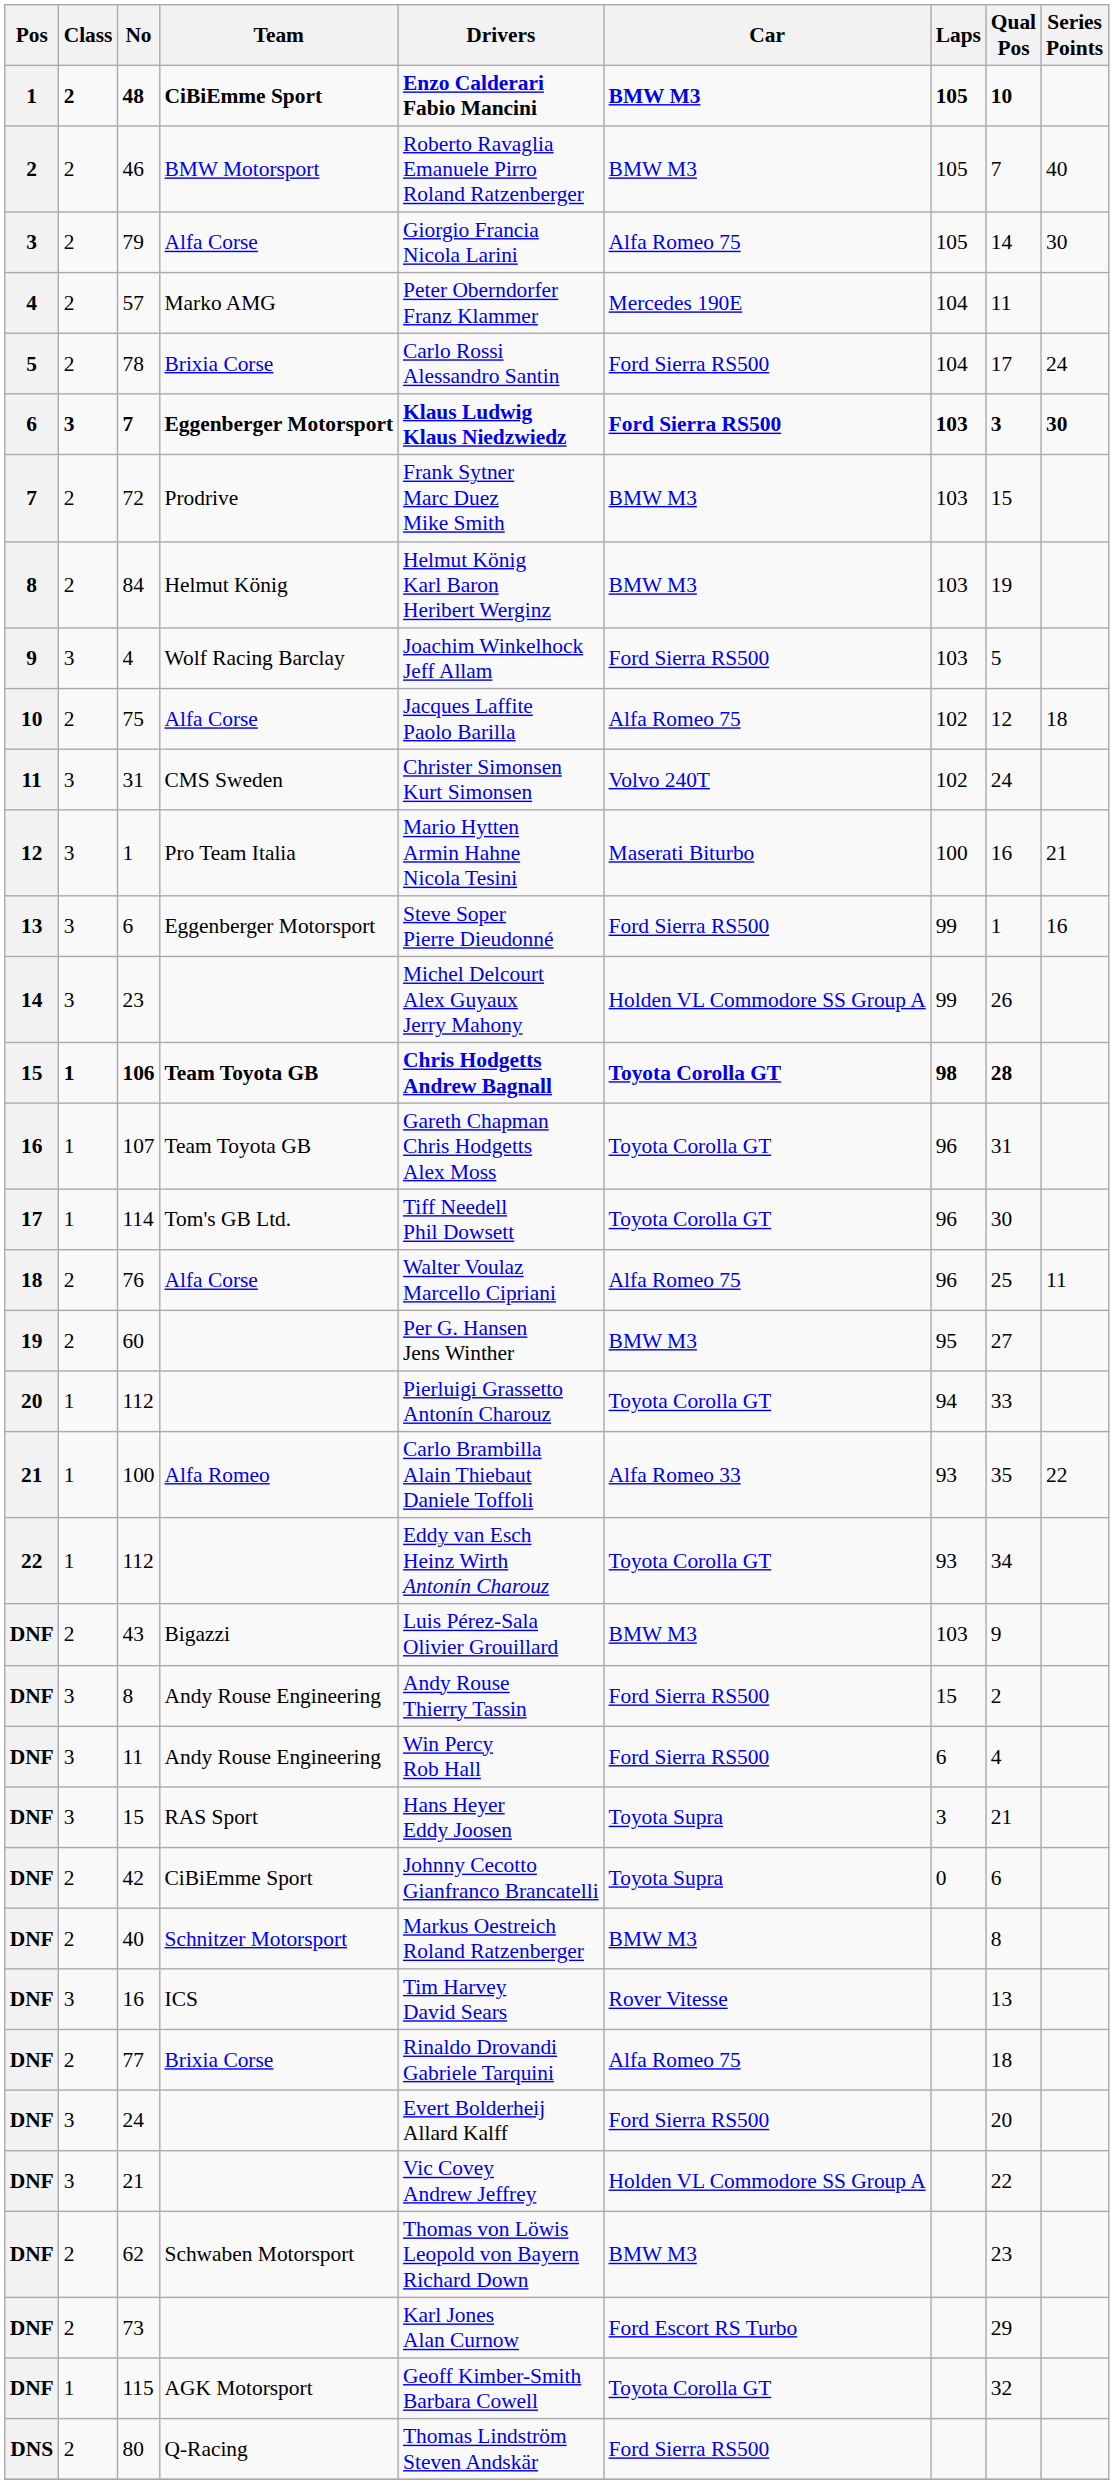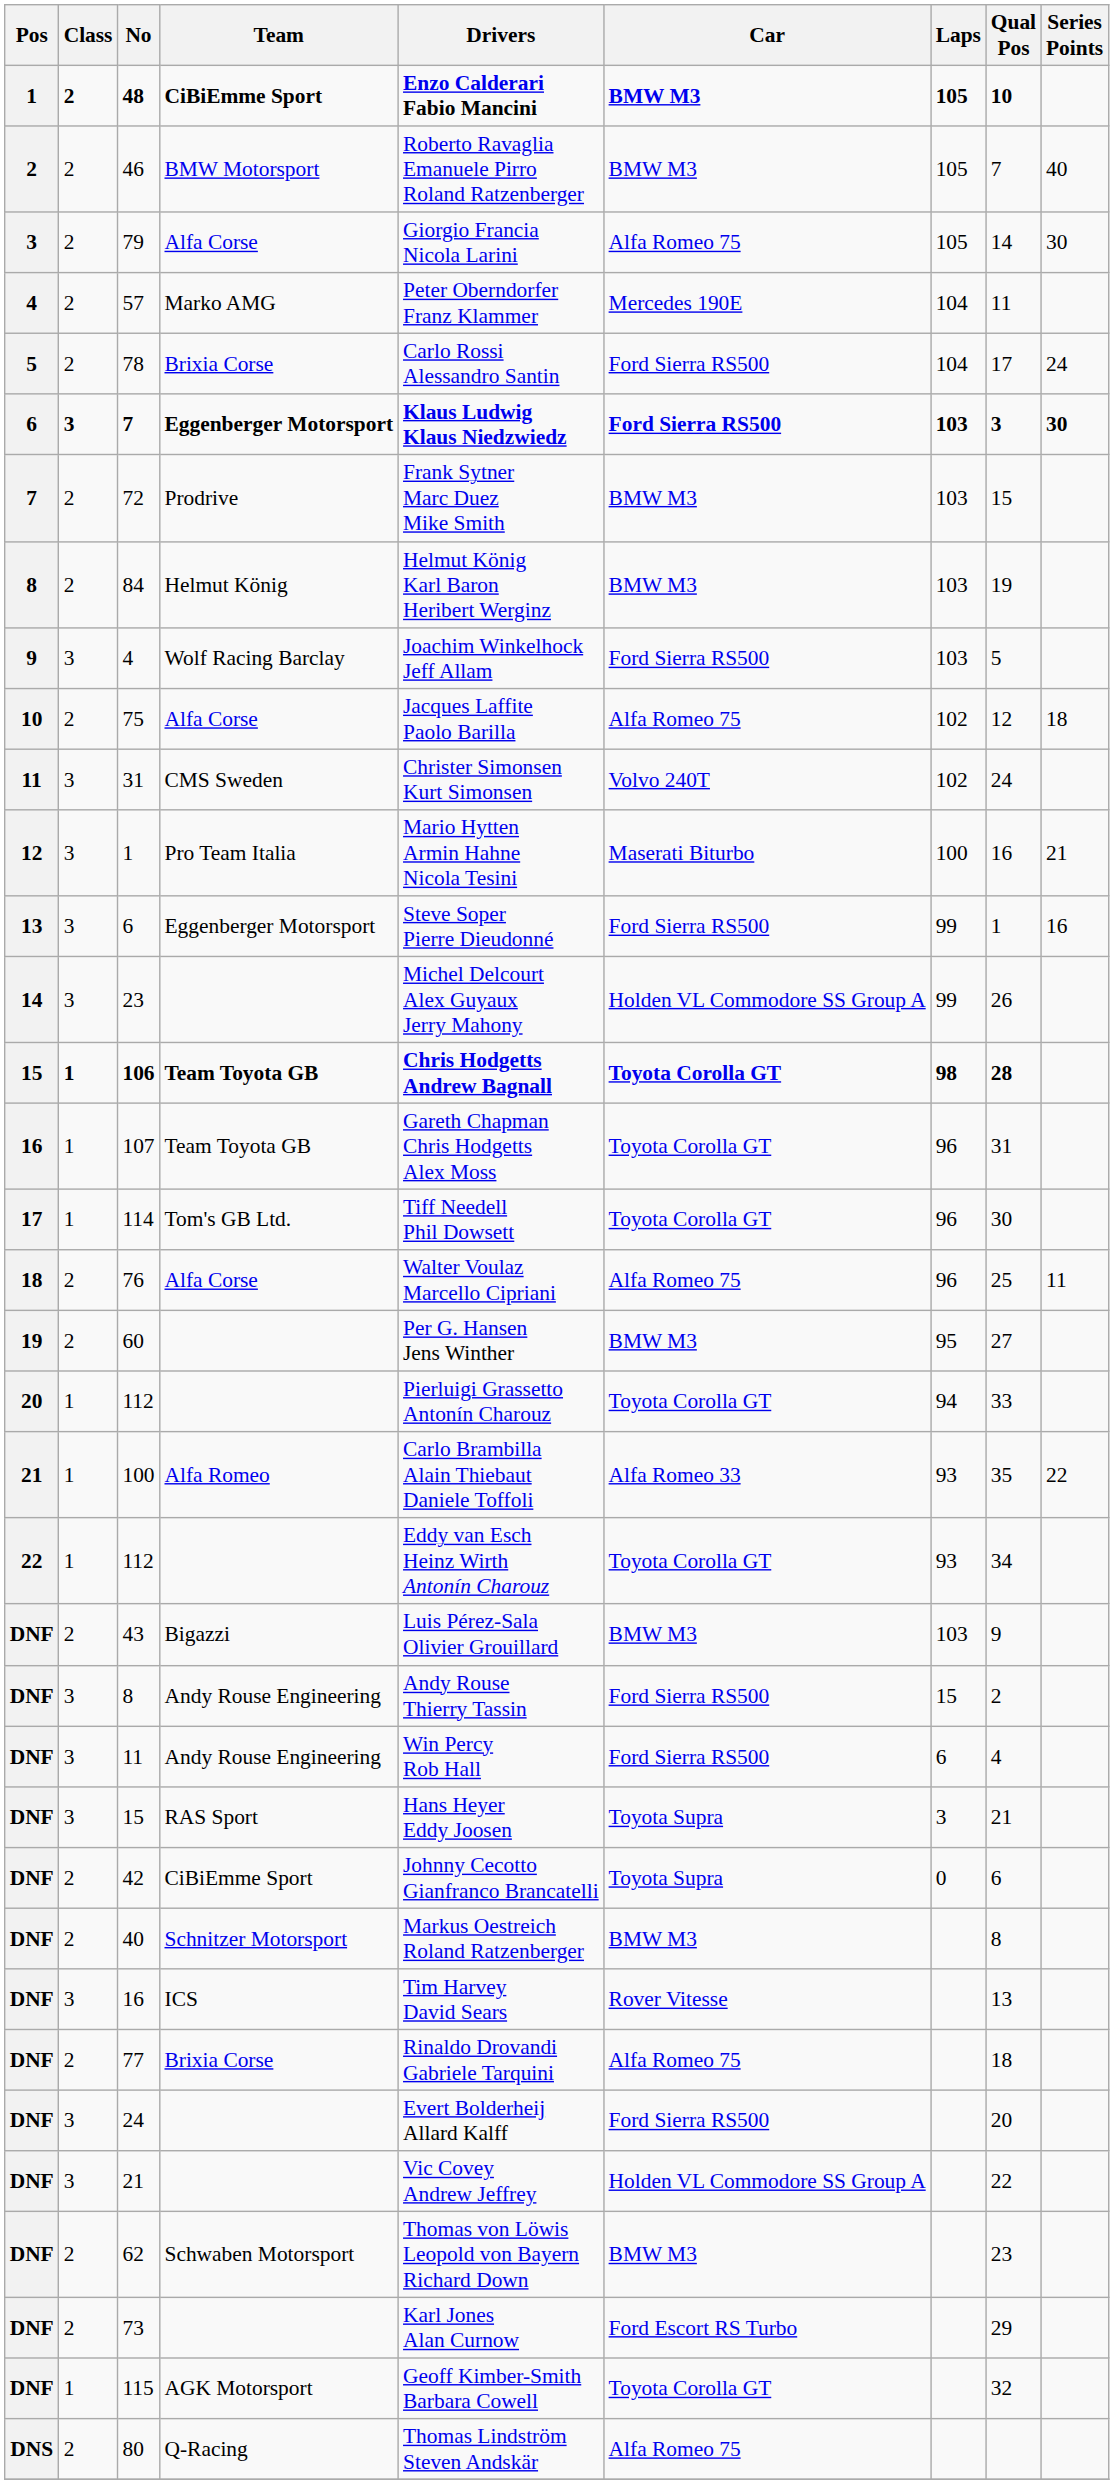(689, 2449) Ford Sierra RS500 -> (675, 2449) Alfa Romeo 75
